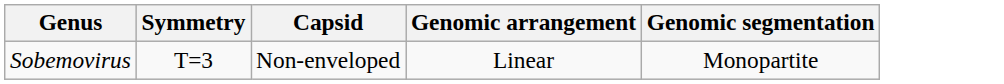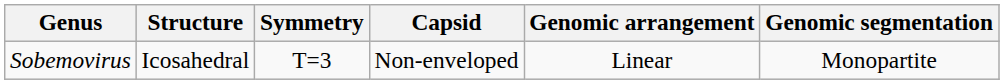+ column: (195, 23)
